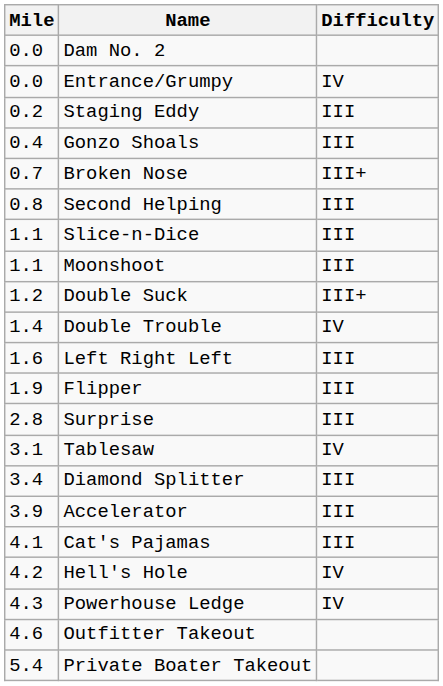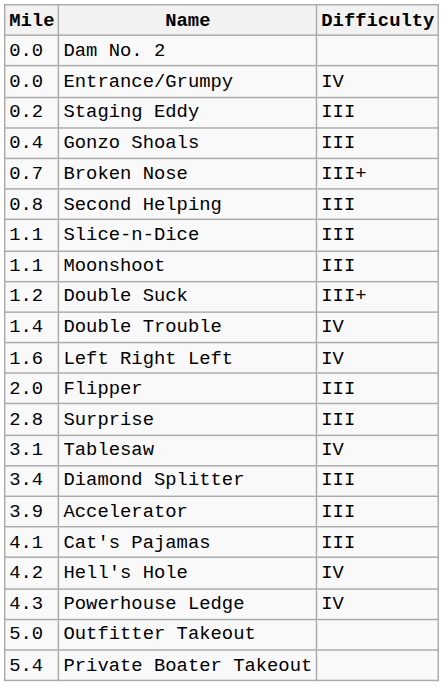(338, 358) III -> (333, 358) IV
(26, 389) 1.9 -> (26, 389) 2.0
(26, 635) 4.6 -> (26, 635) 5.0
